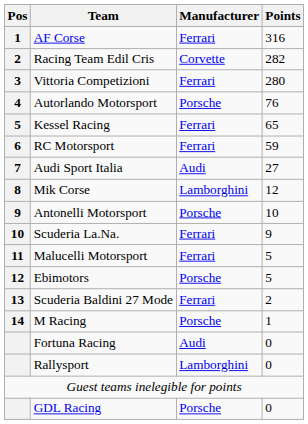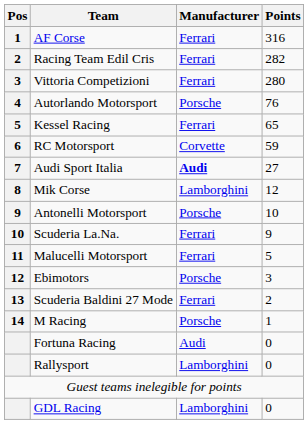(202, 59) Corvette -> (197, 59) Ferrari
(197, 146) Ferrari -> (202, 146) Corvette
(192, 168) normal -> (193, 168) bold
(269, 278) 5 -> (269, 278) 3
(200, 409) Porsche -> (214, 409) Lamborghini
